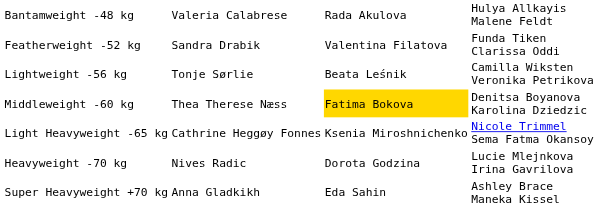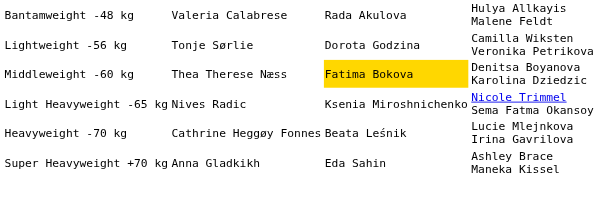- row: (73, 44)
(366, 74) Beata Leśnik -> (372, 44) Dorota Godzina
(246, 133) Cathrine Heggøy Fonnes -> (209, 103) Nives Radic
(209, 163) Nives Radic -> (246, 133) Cathrine Heggøy Fonnes
(372, 163) Dorota Godzina -> (366, 133) Beata Leśnik
